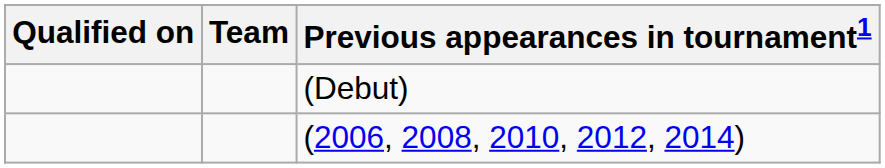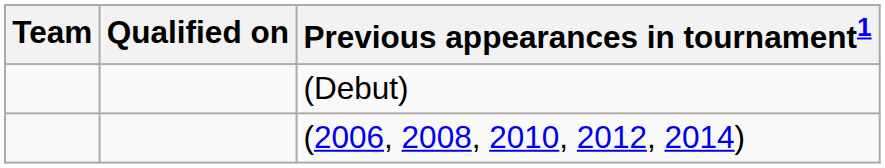columns swapped: (249, 33) <-> (103, 33)
